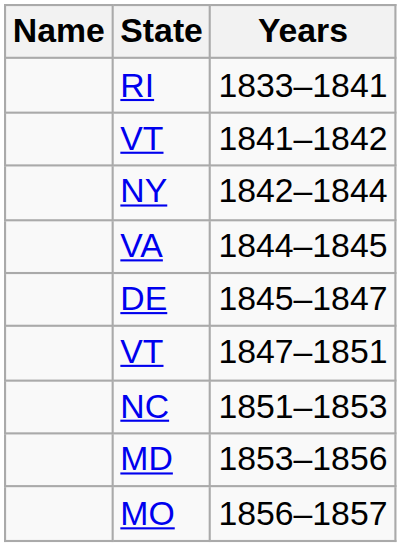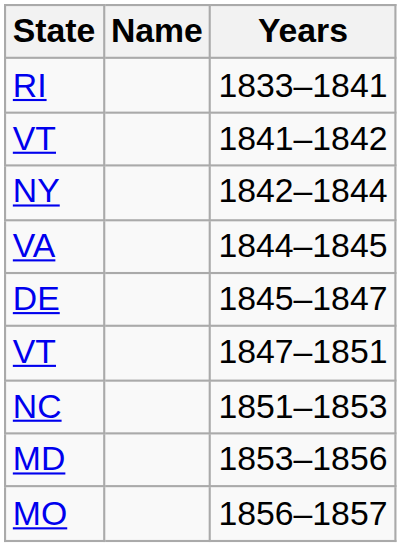columns swapped: (59, 31) <-> (162, 31)
